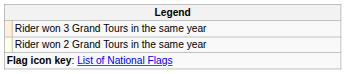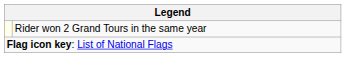- row: (111, 29)
